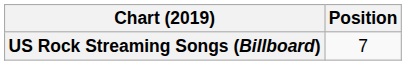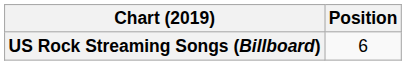(363, 45) 7 -> (363, 45) 6
